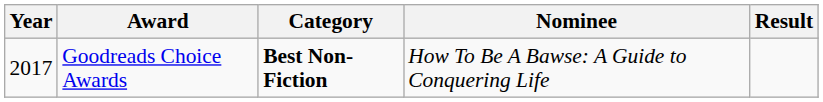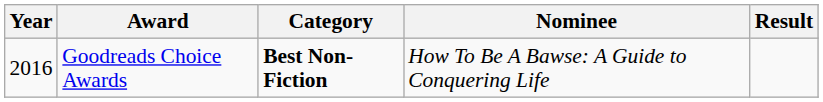(31, 67) 2017 -> (31, 67) 2016
